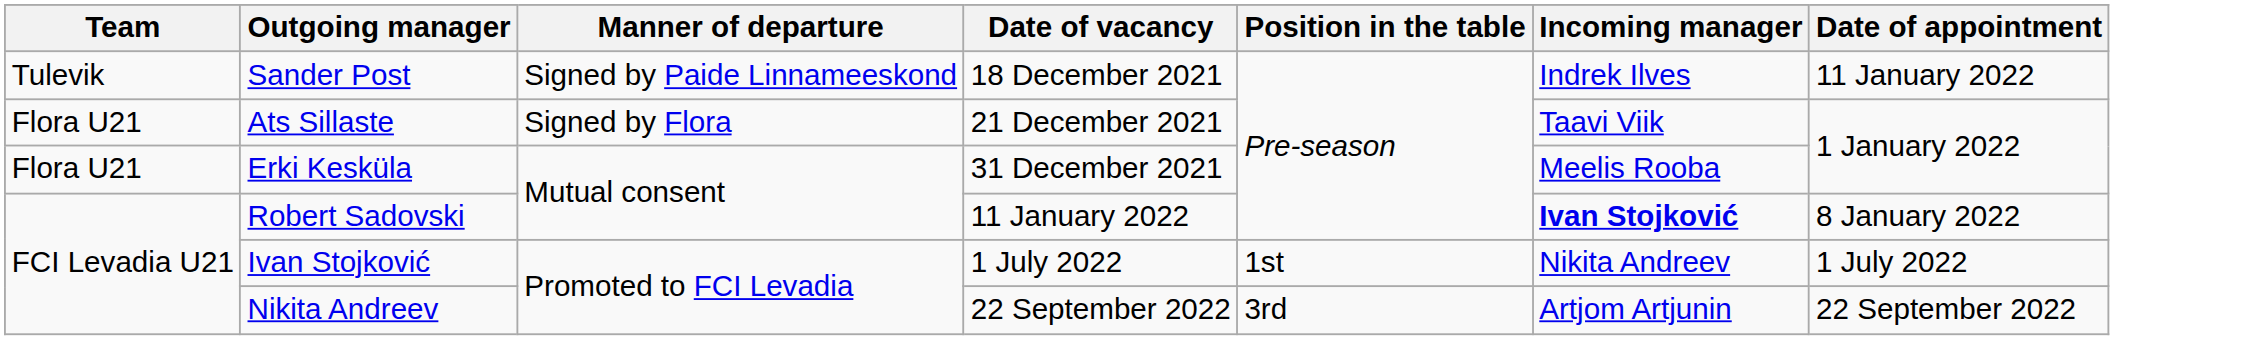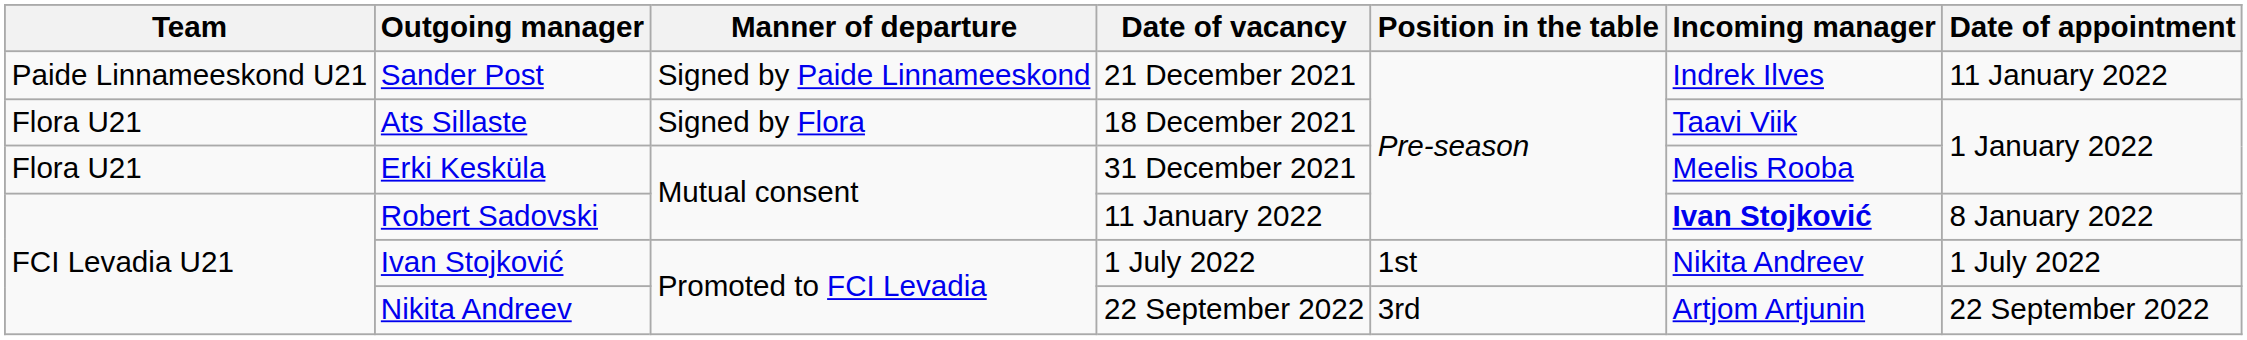(58, 74) Tulevik -> (189, 74) Paide Linnameeskond U21
(1097, 74) 18 December 2021 -> (1230, 74) 21 December 2021
(1097, 121) 21 December 2021 -> (1230, 121) 18 December 2021
